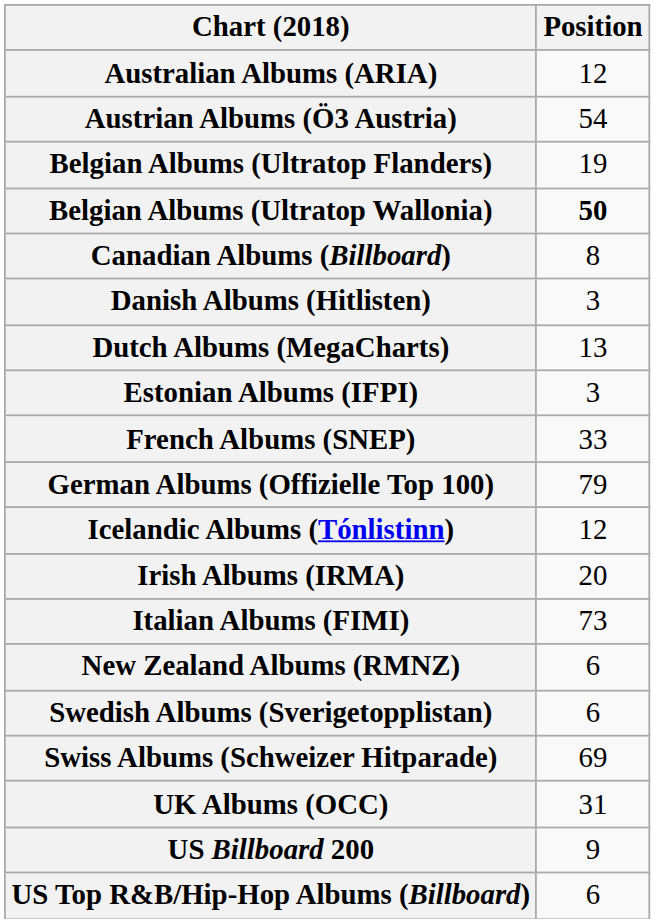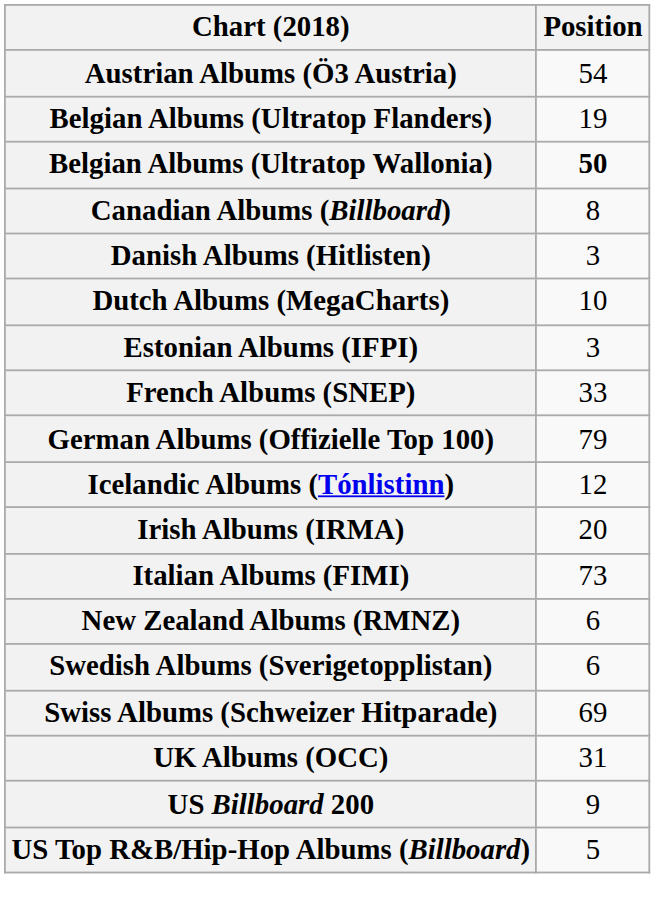- row: (271, 73)
(593, 347) 13 -> (593, 301) 10
(593, 895) 6 -> (593, 849) 5
